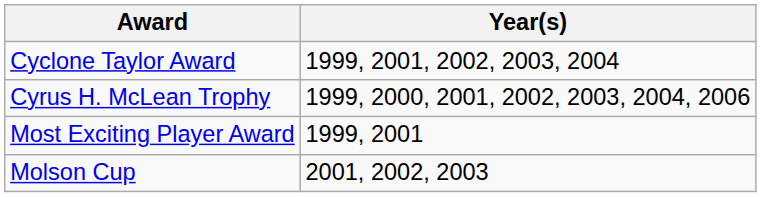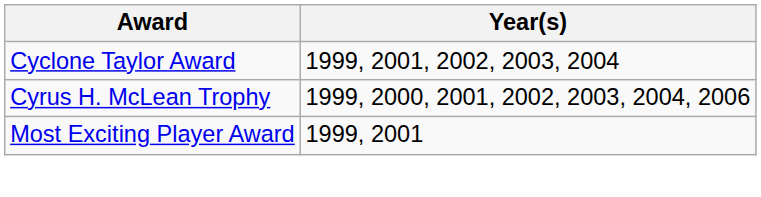- row: (73, 172)
